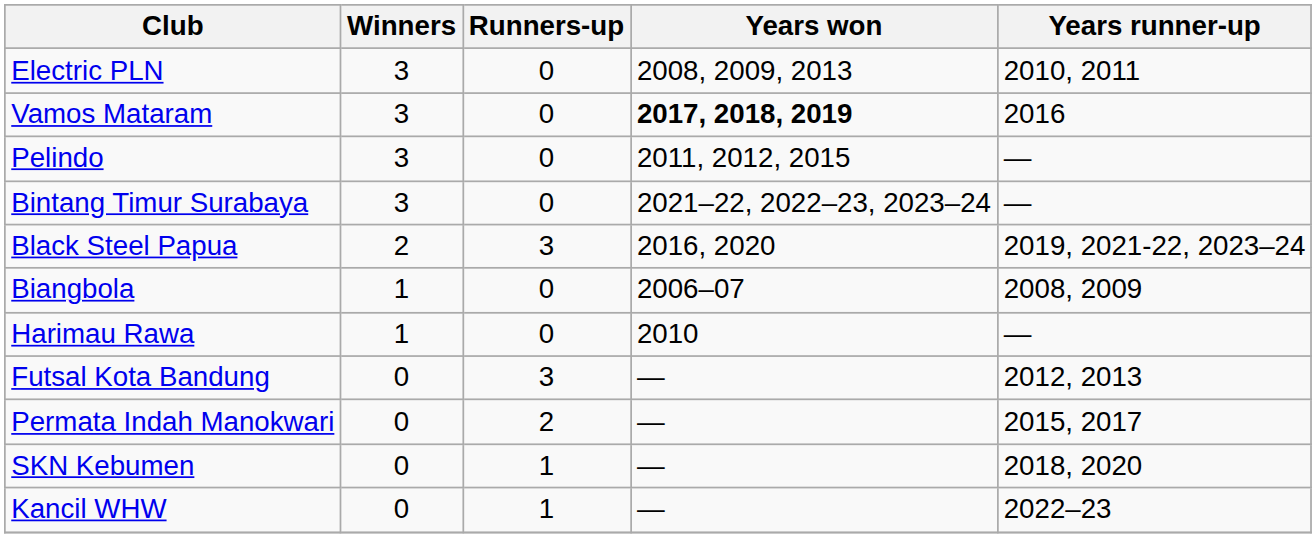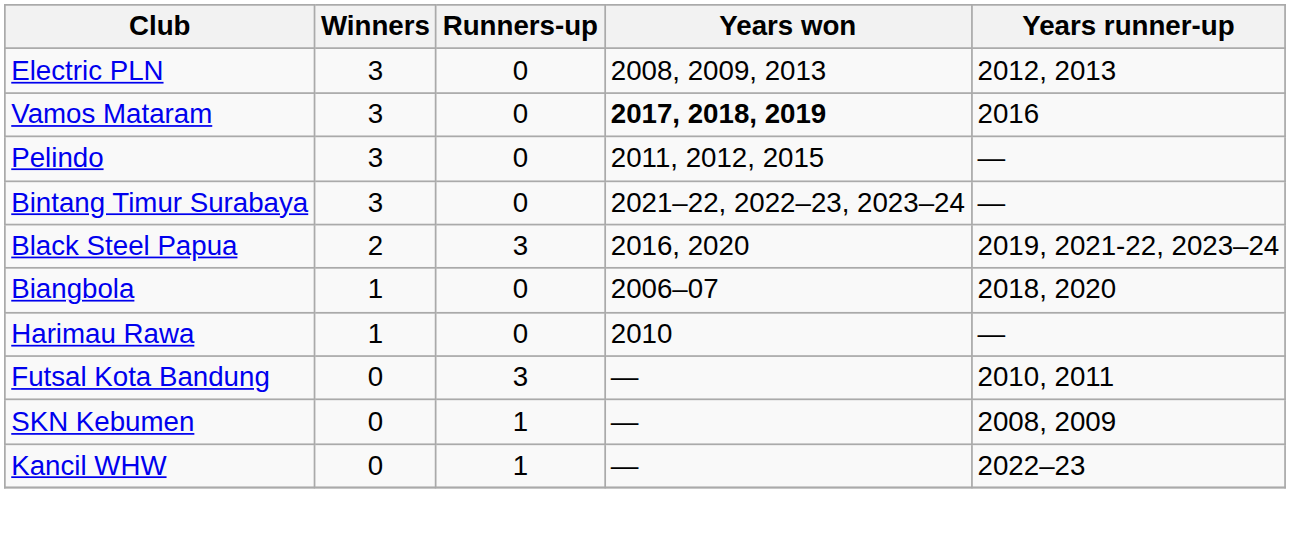(1072, 70) 2010, 2011 -> (1047, 70) 2012, 2013
(1073, 289) 2008, 2009 -> (1047, 289) 2018, 2020
(1073, 377) 2012, 2013 -> (1046, 377) 2010, 2011
- row: (173, 421)
(1073, 465) 2018, 2020 -> (1047, 421) 2008, 2009
